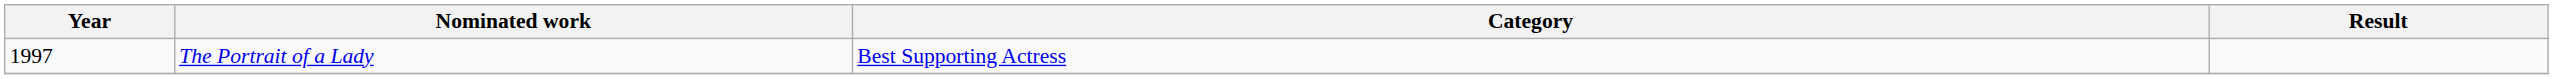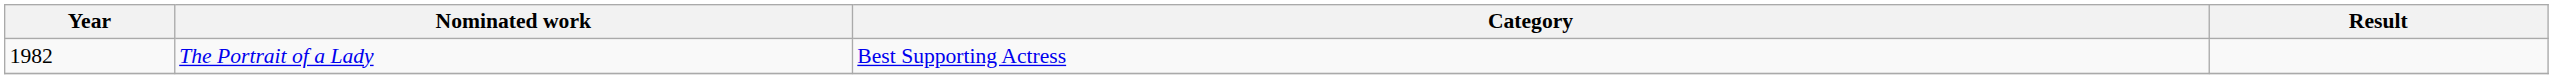(31, 55) 1997 -> (31, 55) 1982
